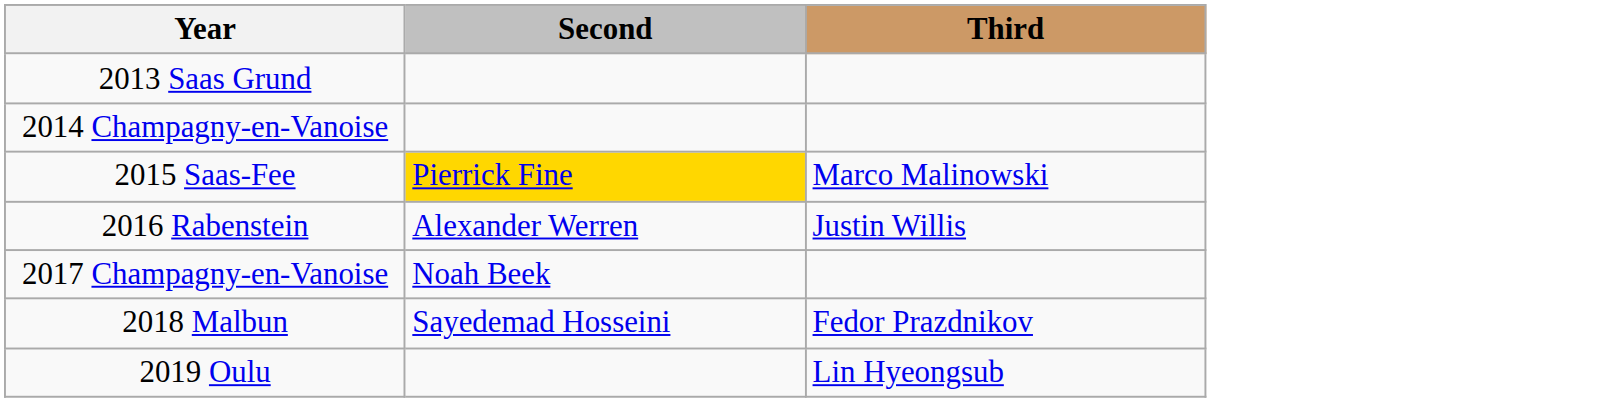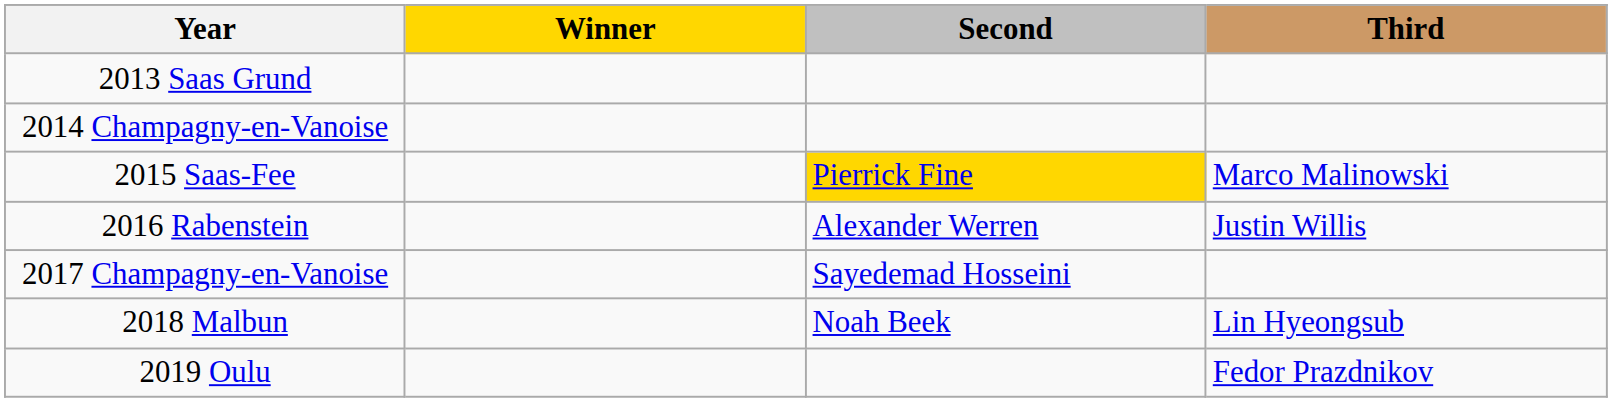+ column: (605, 28)
(481, 273) Noah Beek -> (942, 273) Sayedemad Hosseini
(541, 322) Sayedemad Hosseini -> (882, 322) Noah Beek
(923, 322) Fedor Prazdnikov -> (1308, 322) Lin Hyeongsub
(908, 371) Lin Hyeongsub -> (1323, 371) Fedor Prazdnikov
